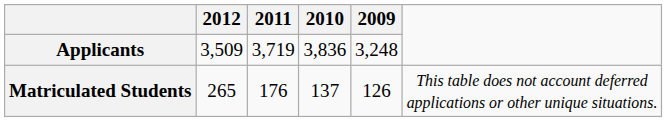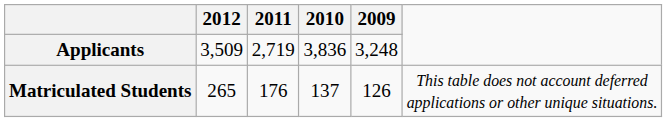(273, 49) 3,719 -> (273, 49) 2,719
